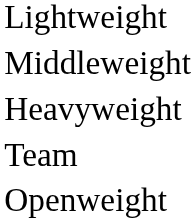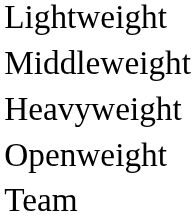rows swapped: (86, 200) <-> (41, 154)
